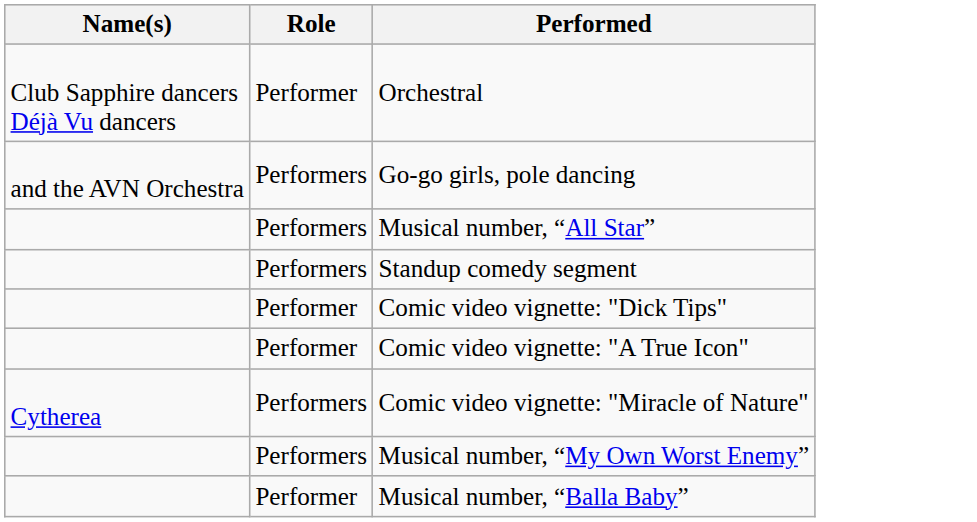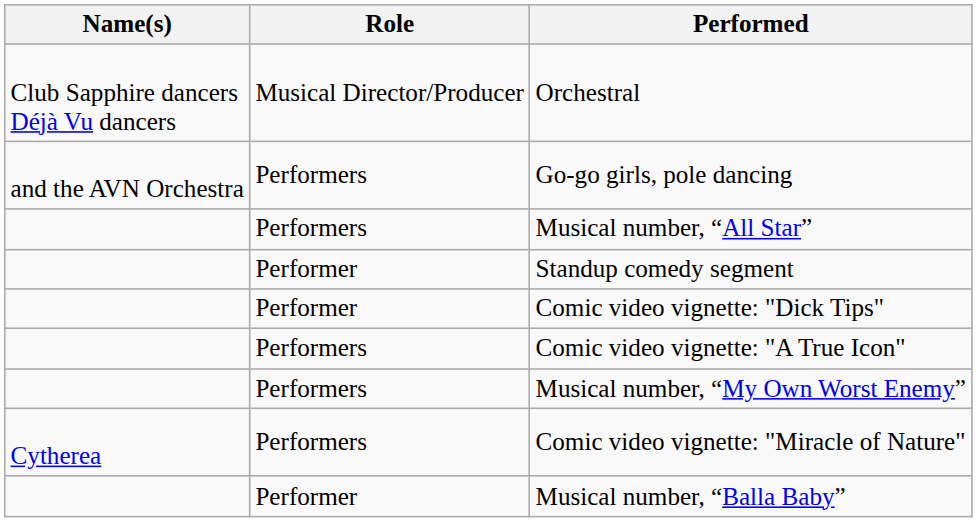(306, 92) Performer -> (390, 92) Musical Director/Producer
(311, 268) Performers -> (306, 268) Performer
(306, 348) Performer -> (311, 348) Performers
rows swapped: (594, 402) <-> (594, 456)
